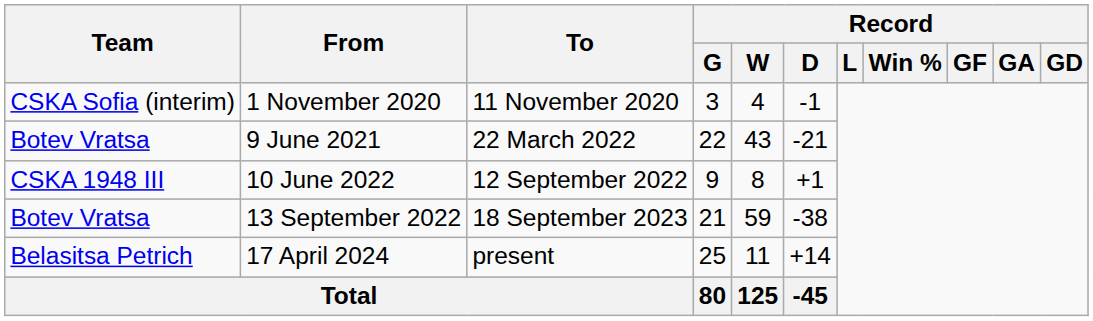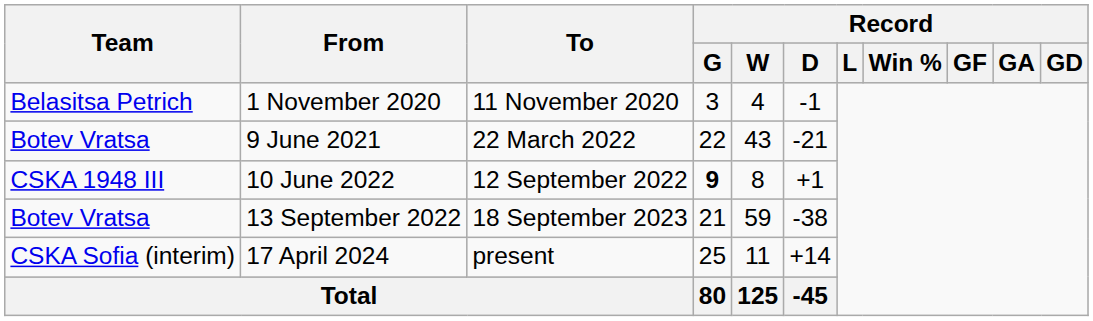(123, 101) CSKA Sofia (interim) -> (102, 101) Belasitsa Petrich
(712, 179) normal -> (712, 179) bold
(102, 256) Belasitsa Petrich -> (123, 256) CSKA Sofia (interim)
